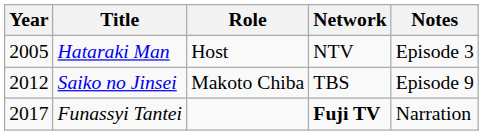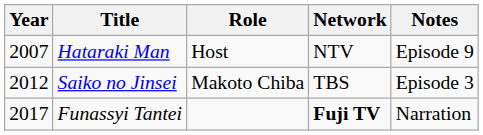(29, 51) 2005 -> (29, 51) 2007
(435, 51) Episode 3 -> (435, 51) Episode 9
(435, 82) Episode 9 -> (435, 82) Episode 3
